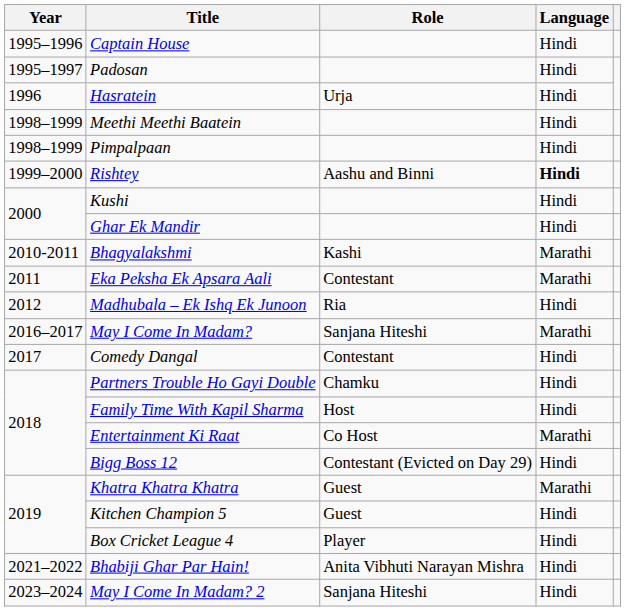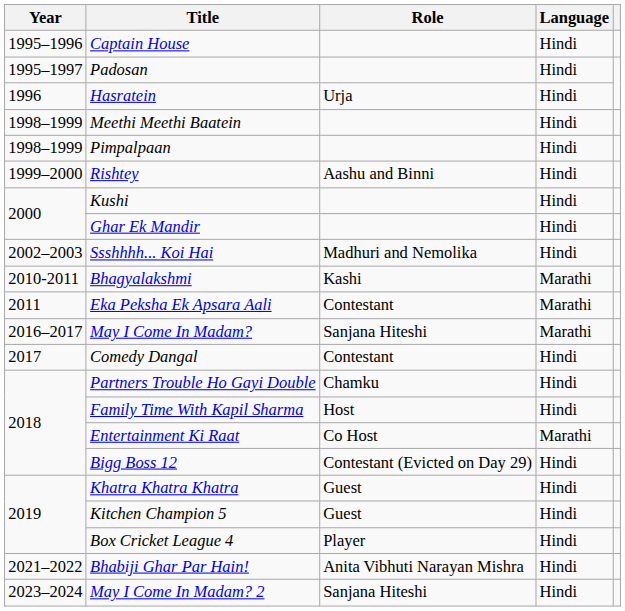(560, 174) bold -> (558, 174) normal
+ row: (152, 252)
- row: (198, 305)
(566, 488) Marathi -> (558, 488) Hindi
